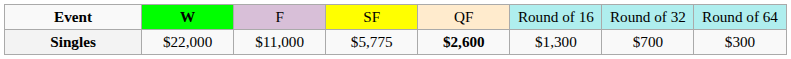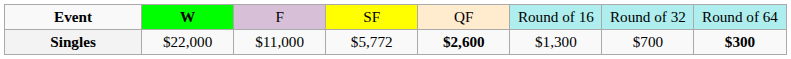(372, 42) $5,775 -> (372, 42) $5,772
(740, 42) normal -> (740, 42) bold
